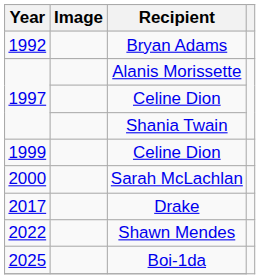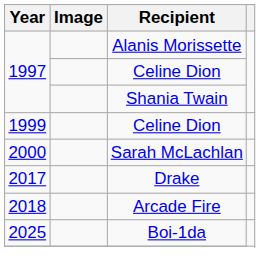- row: (27, 44)
+ row: (27, 206)
- row: (27, 233)
